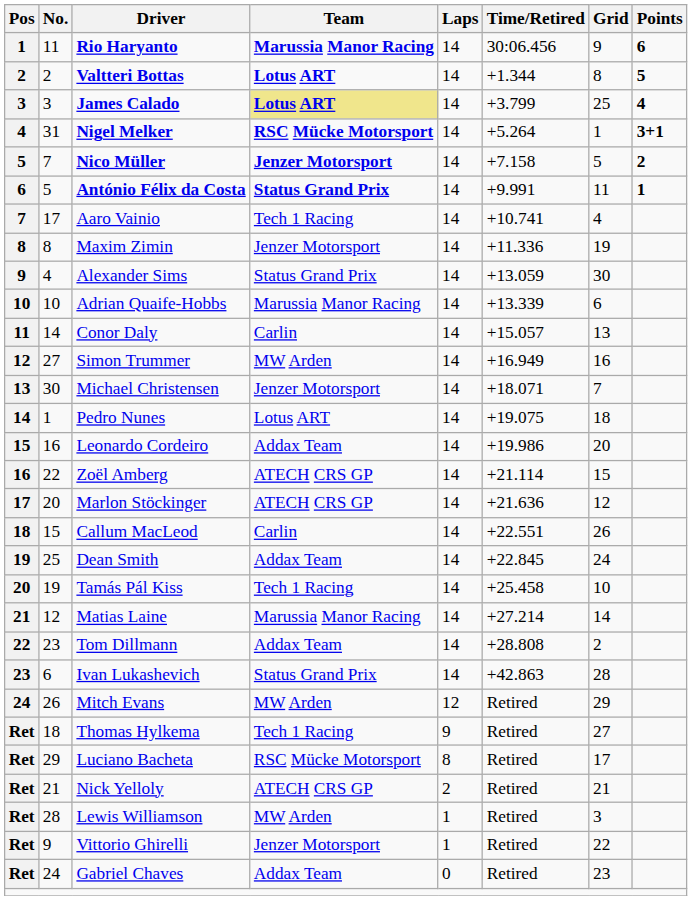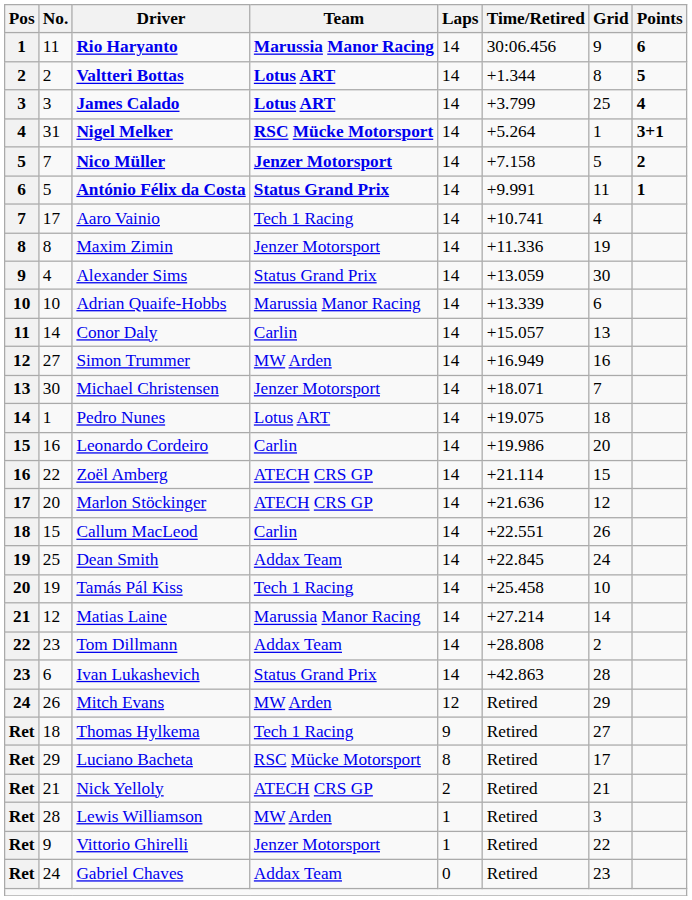(295, 103) khaki background -> (295, 103) no background
(298, 445) Addax Team -> (275, 445) Carlin
